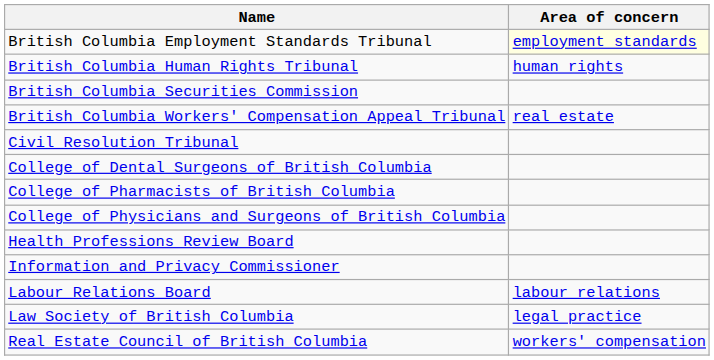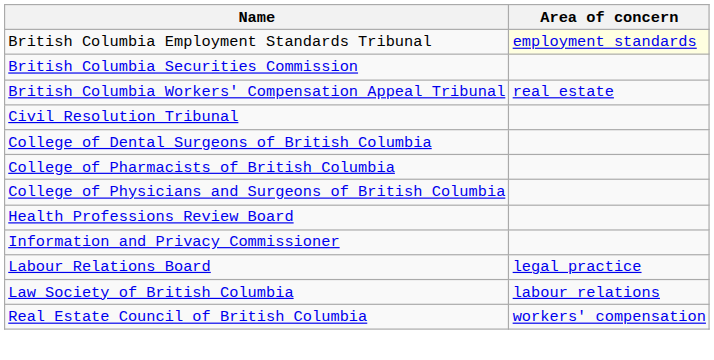- row: (183, 67)
(586, 292) labour relations -> (577, 267) legal practice
(577, 317) legal practice -> (586, 292) labour relations
